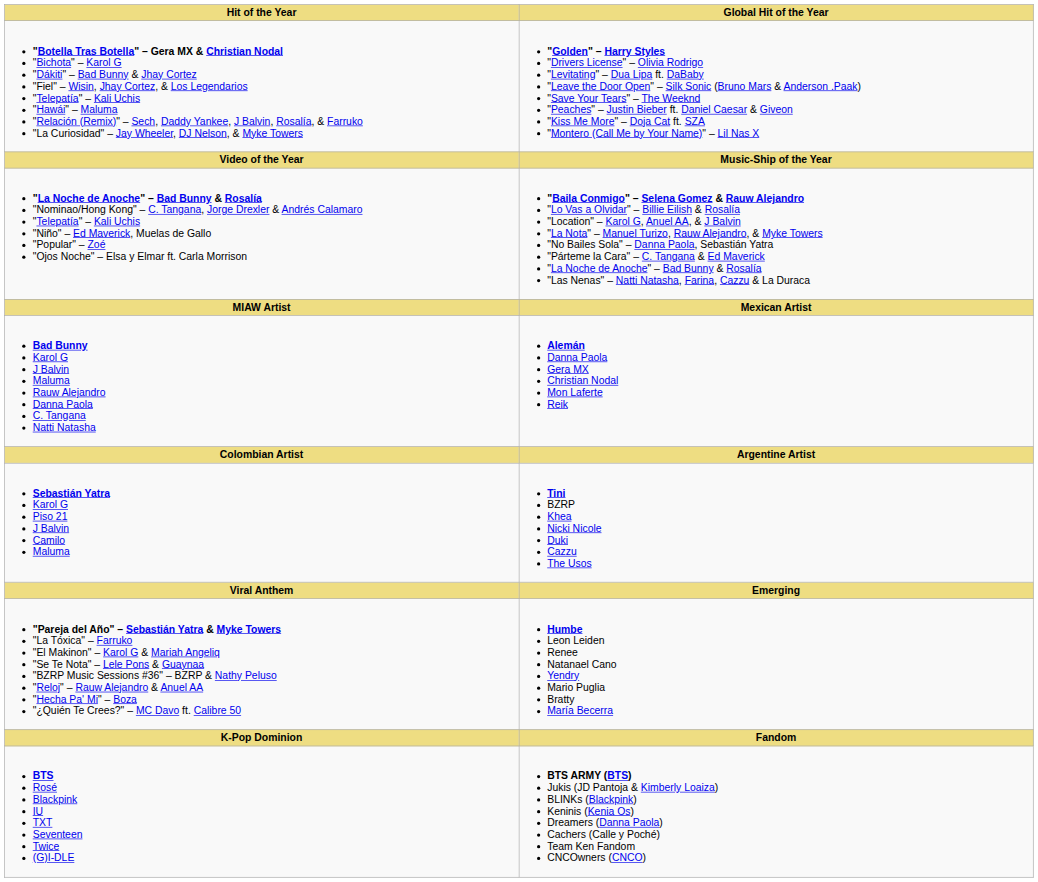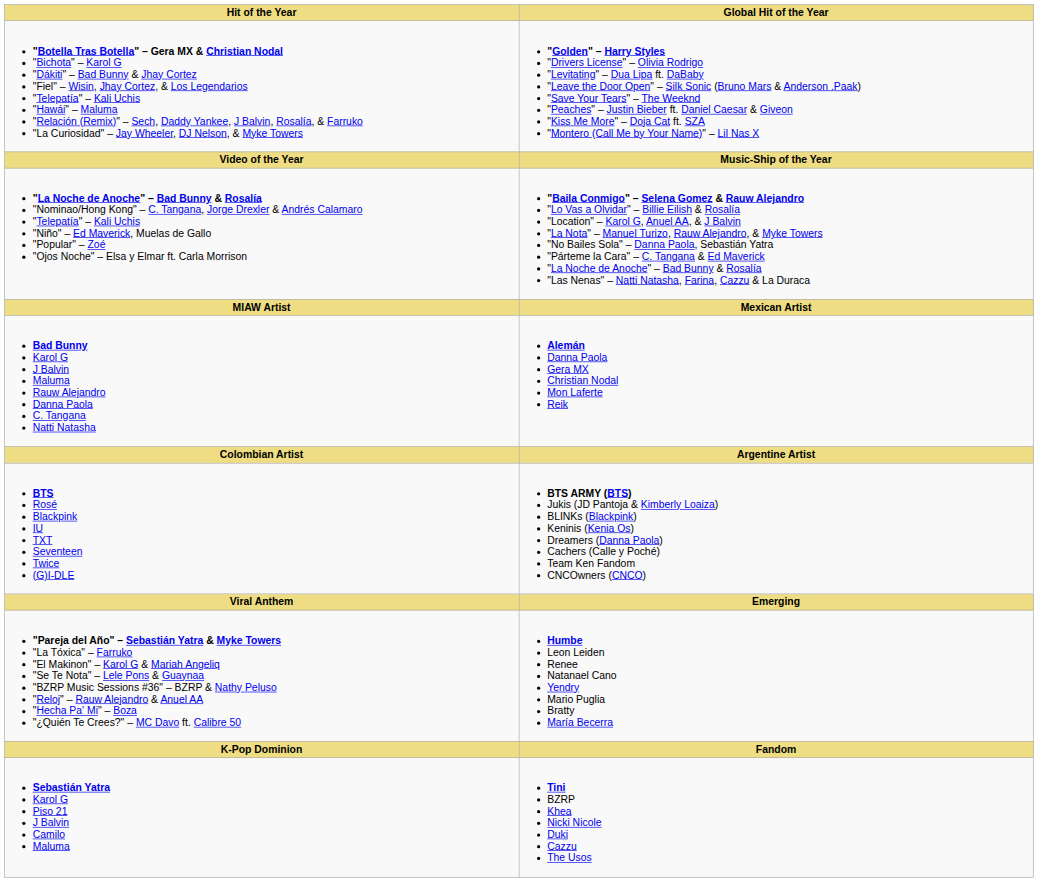rows swapped: (262, 523) <-> (262, 817)
